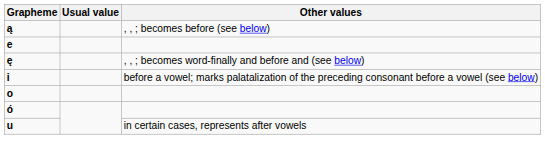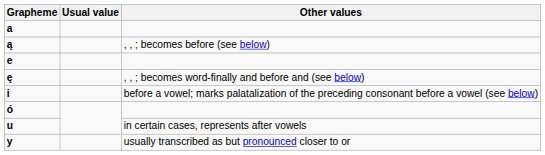+ row: (10, 28)
- row: (10, 93)
+ row: (10, 142)
